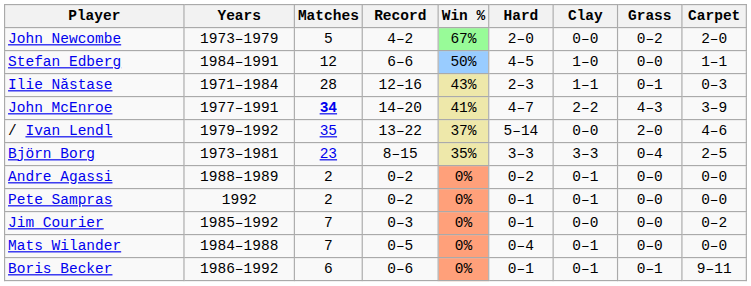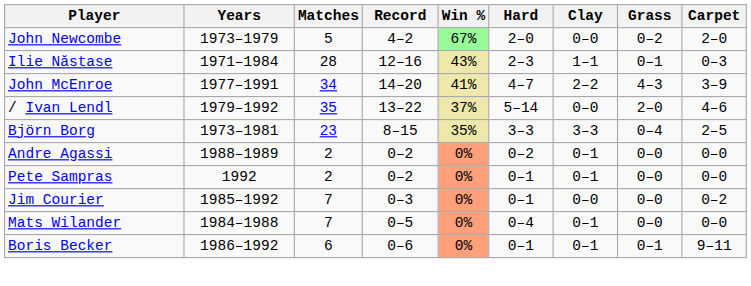- row: (65, 62)
(328, 108) bold -> (328, 85) normal
